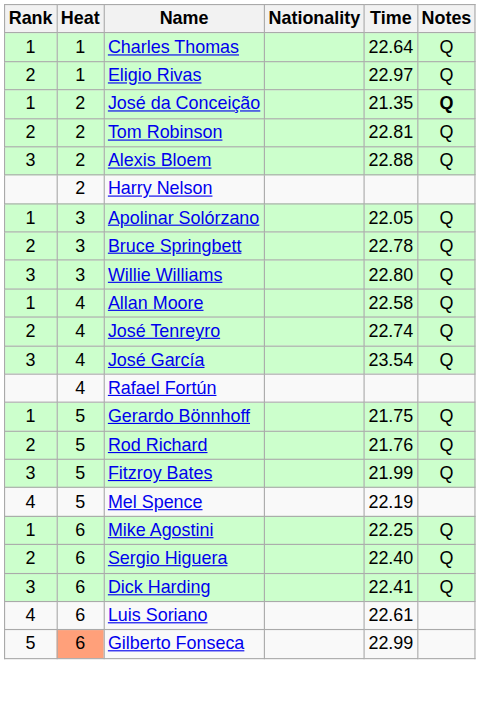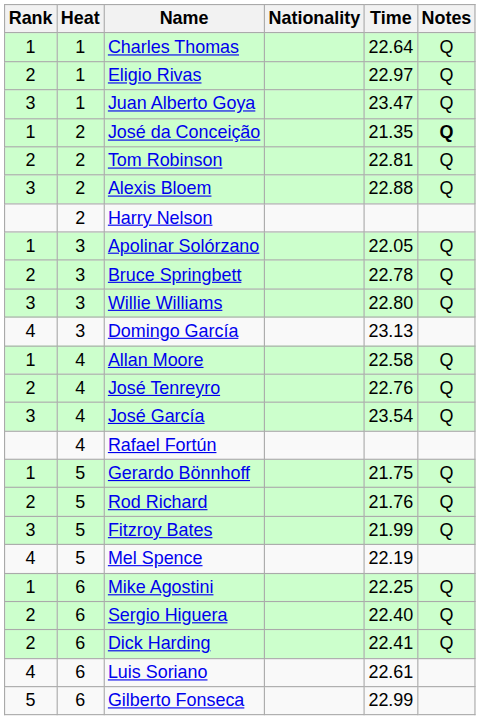+ row: (182, 103)
+ row: (173, 331)
(391, 331) 22.74 -> (391, 388) 22.76
(31, 587) 3 -> (31, 643) 2
(80, 643) lightsalmon background -> (80, 700) no background
